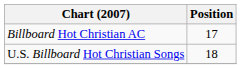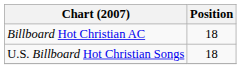(212, 34) 17 -> (212, 34) 18
